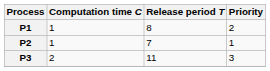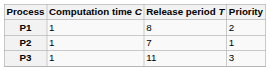(52, 58) 2 -> (52, 58) 1
